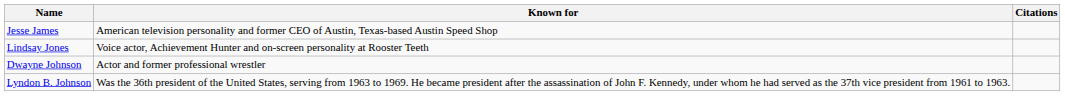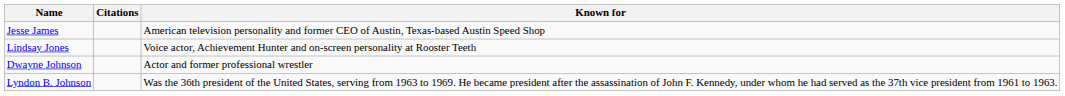columns swapped: (553, 13) <-> (1036, 13)
